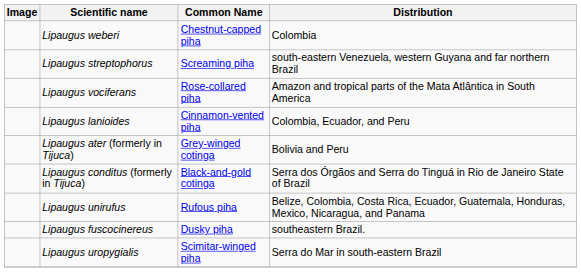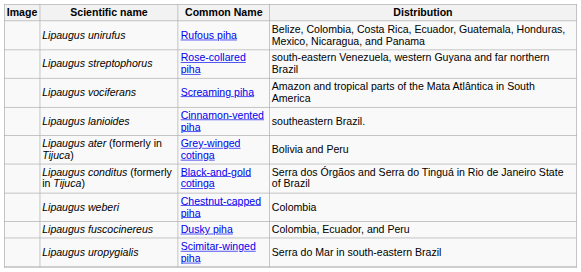rows swapped: (84, 207) <-> (81, 35)
(217, 64) Screaming piha -> (213, 64) Rose-collared piha
(213, 92) Rose-collared piha -> (217, 92) Screaming piha
(341, 121) Colombia, Ecuador, and Peru -> (318, 121) southeastern Brazil.
(318, 230) southeastern Brazil. -> (341, 230) Colombia, Ecuador, and Peru
